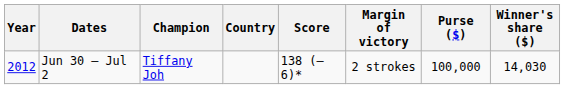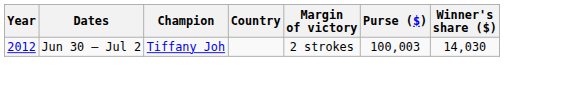- column: (312, 28)
(456, 68) 100,000 -> (395, 47) 100,003
